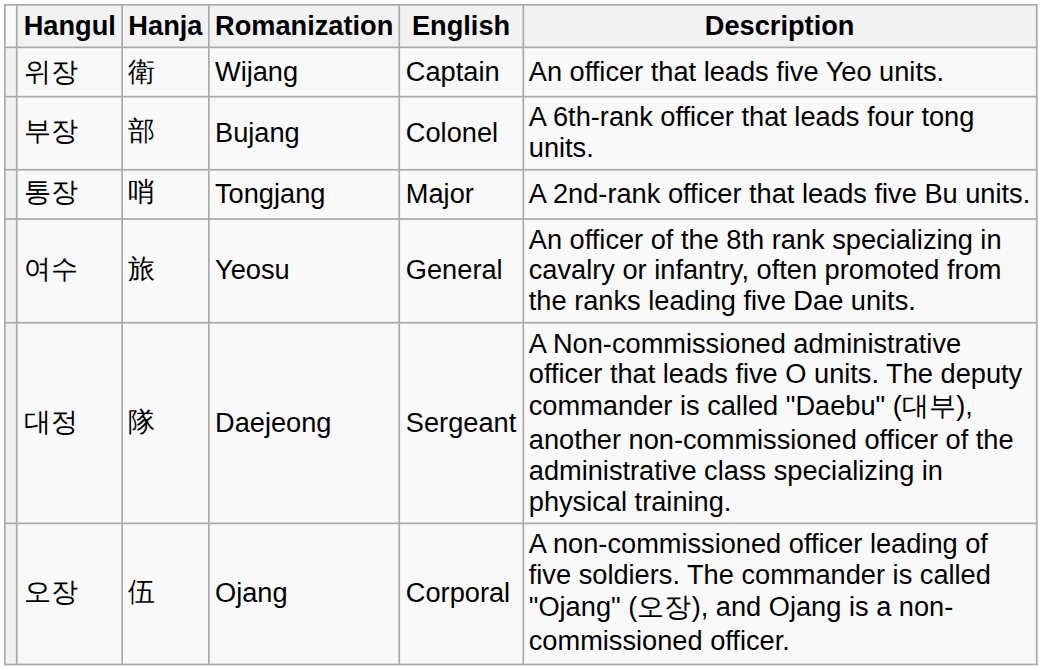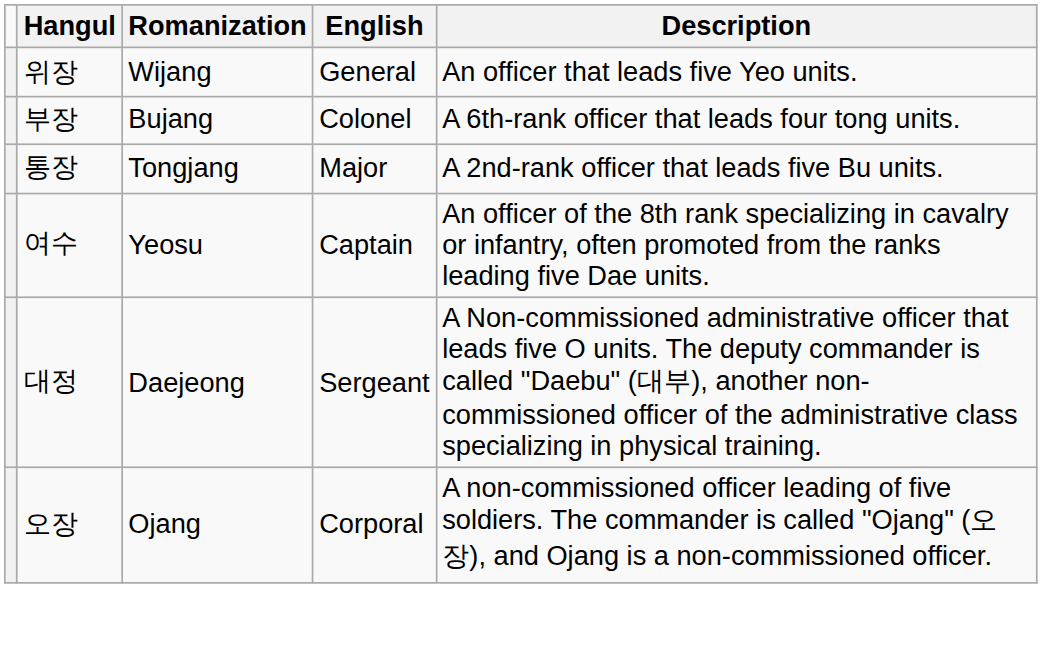- column: (165, 26)
(453, 71) Captain -> (368, 71) General
(454, 270) General -> (366, 244) Captain
